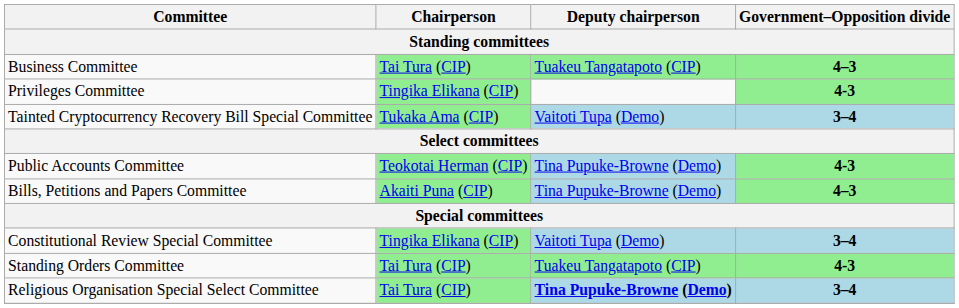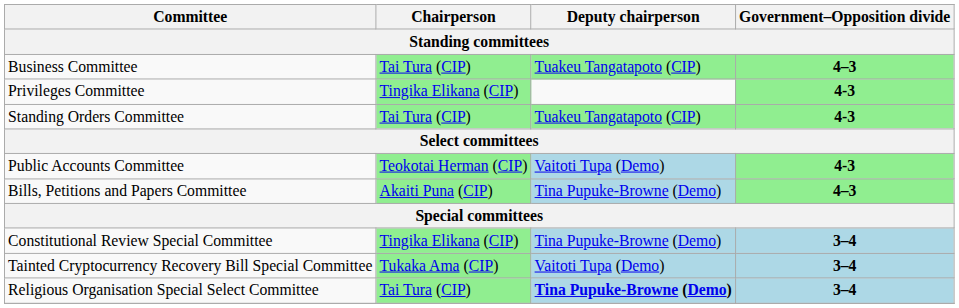rows swapped: (96, 265) <-> (190, 116)
(628, 166) Tina Pupuke-Browne (Demo) -> (600, 166) Vaitoti Tupa (Demo)
(600, 240) Vaitoti Tupa (Demo) -> (628, 240) Tina Pupuke-Browne (Demo)
